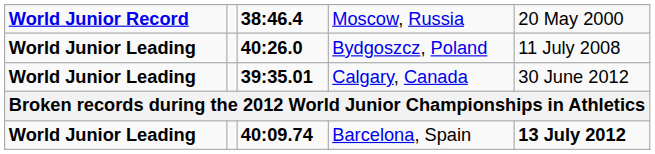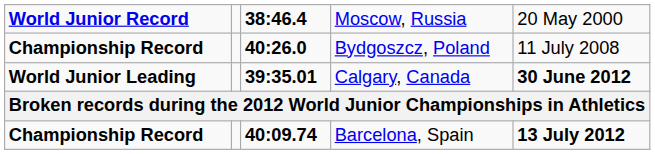(102, 47) World Junior Leading -> (106, 47) Championship Record
(574, 76) normal -> (574, 76) bold
(102, 134) World Junior Leading -> (106, 134) Championship Record
